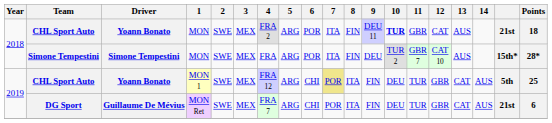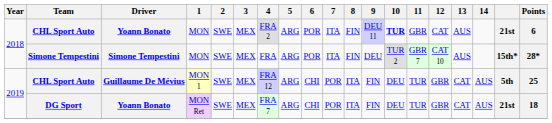(533, 31) 18 -> (533, 31) 6
(144, 81) Yoann Bonato -> (144, 81) Guillaume De Mévius
(333, 81) khaki background -> (333, 81) no background
(144, 106) Guillaume De Mévius -> (144, 106) Yoann Bonato
(533, 106) 6 -> (533, 106) 18
